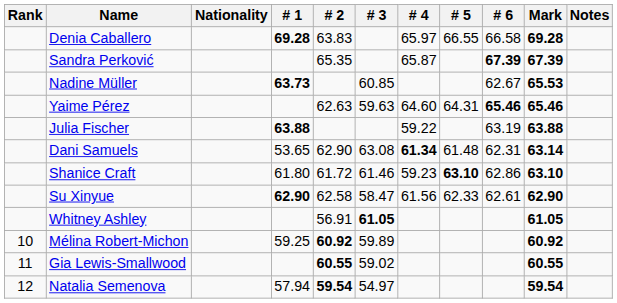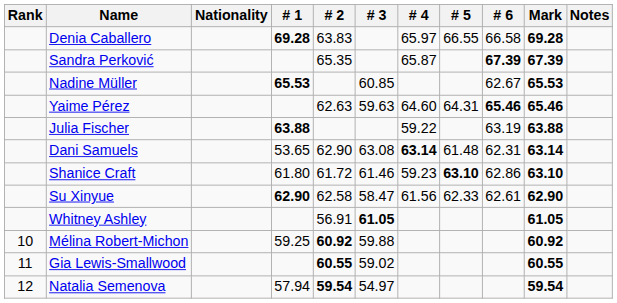(292, 83) 63.73 -> (292, 83) 65.53
(419, 151) 61.34 -> (419, 151) 63.14
(377, 241) 59.89 -> (377, 241) 59.88
